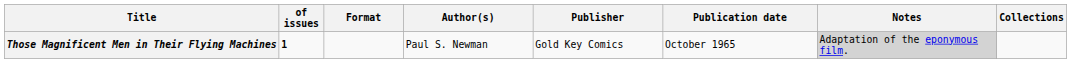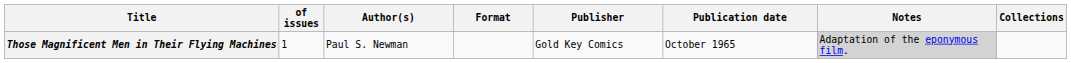columns swapped: (363, 18) <-> (468, 18)
(284, 45) bold -> (284, 45) normal
